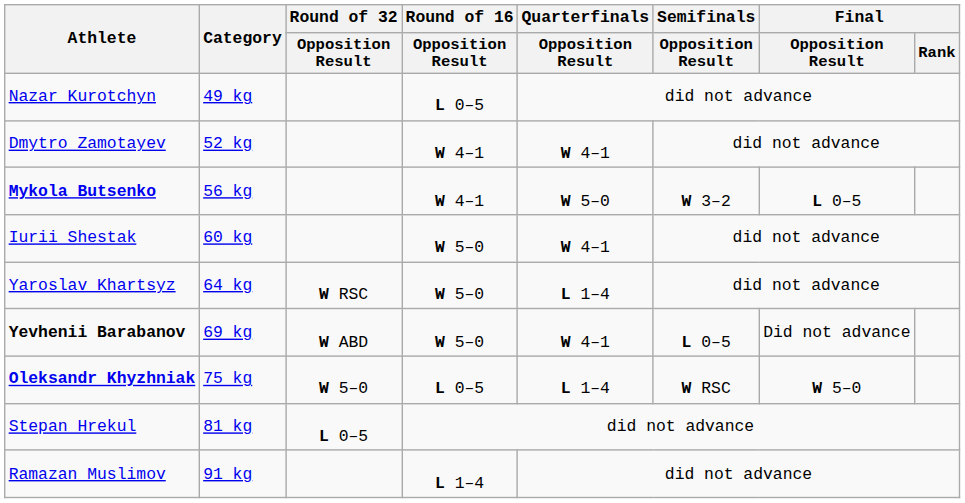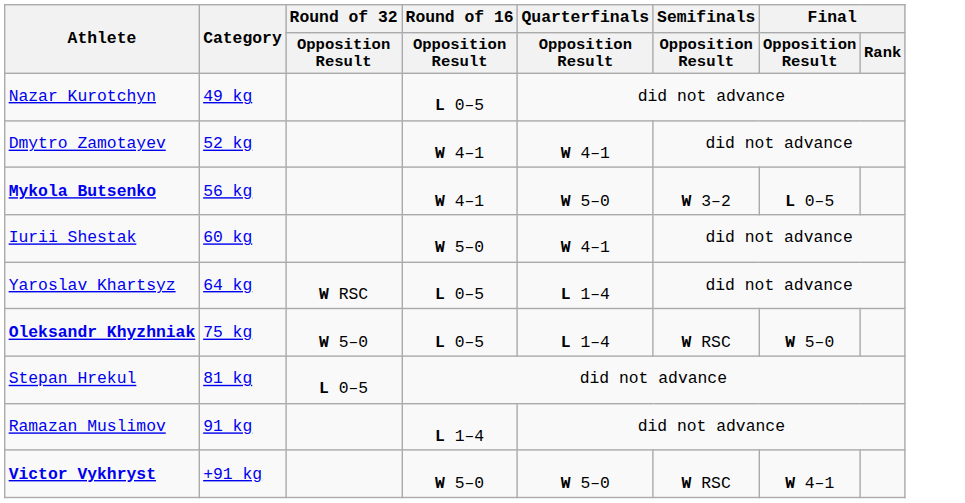(460, 295) W 5–0 -> (460, 295) L 0–5
- row: (97, 332)
+ row: (82, 474)
